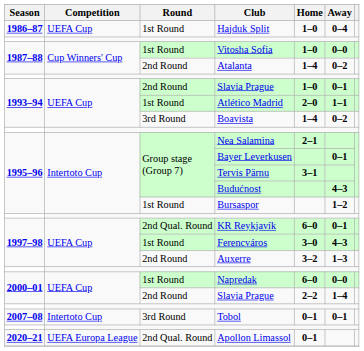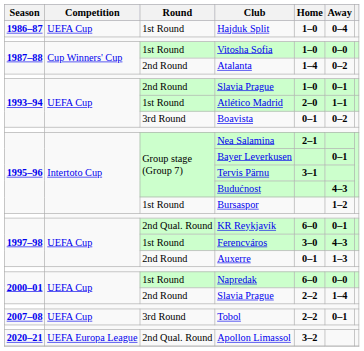(310, 119) 1–4 -> (310, 119) 0–1
(310, 258) 3–2 -> (310, 258) 0–1
(75, 317) Intertoto Cup -> (70, 317) UEFA Cup
(310, 317) 0–1 -> (310, 317) 2–2
(310, 337) 0–1 -> (310, 337) 3–2
